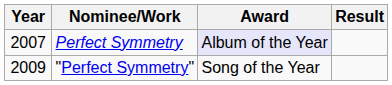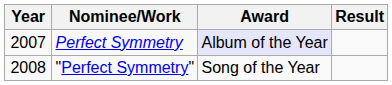(28, 67) 2009 -> (28, 67) 2008
